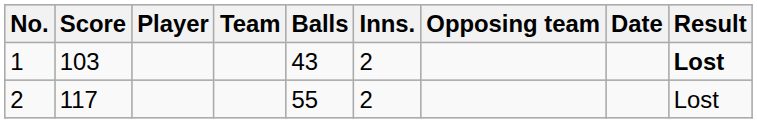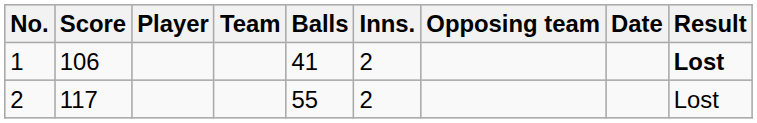(80, 62) 103 -> (80, 62) 106
(305, 62) 43 -> (305, 62) 41
